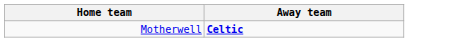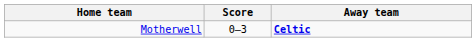+ column: (238, 13)
